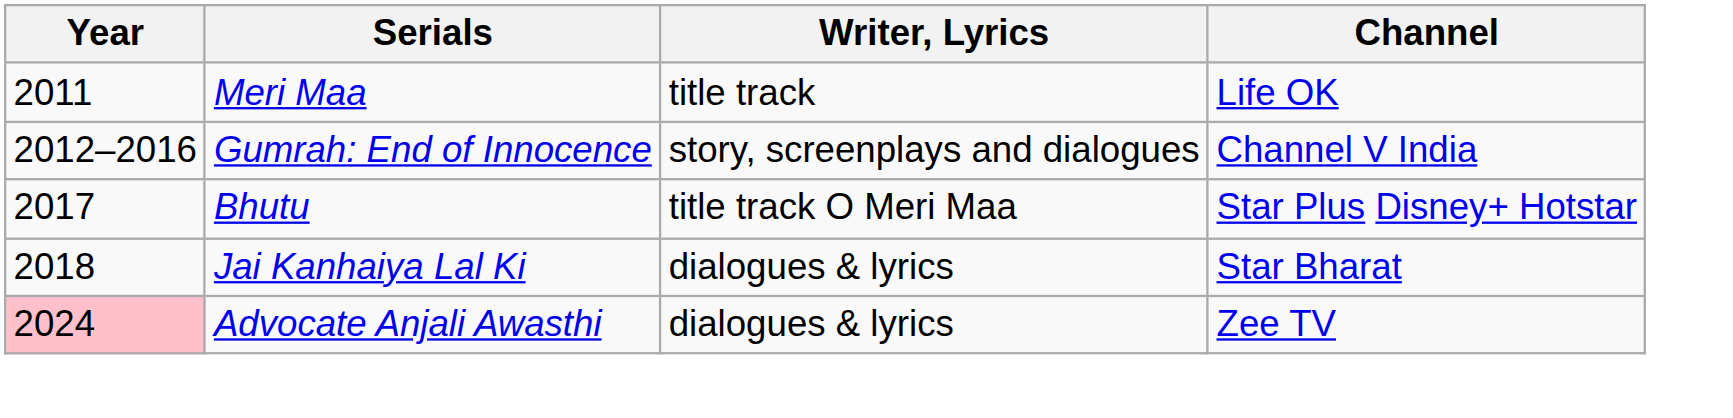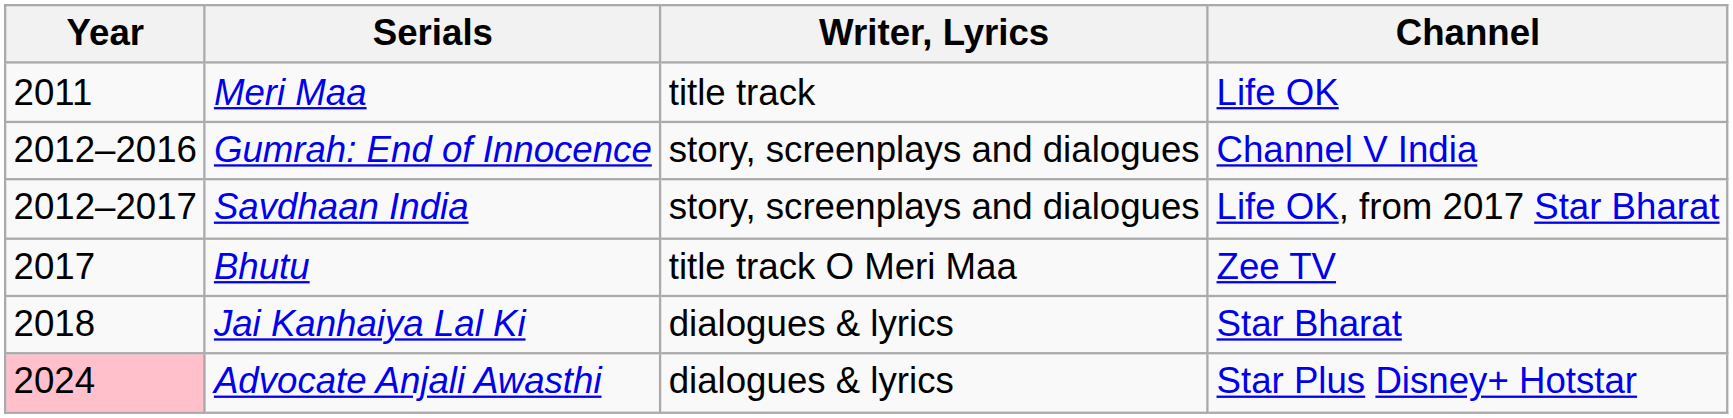+ row: (341, 207)
(1427, 207) Star Plus Disney+ Hotstar -> (1276, 265) Zee TV
(1276, 324) Zee TV -> (1427, 382) Star Plus Disney+ Hotstar
